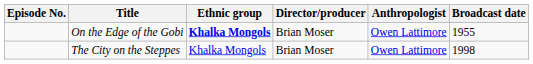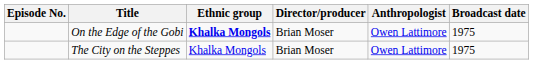(463, 31) 1955 -> (463, 31) 1975
(463, 50) 1998 -> (463, 50) 1975
